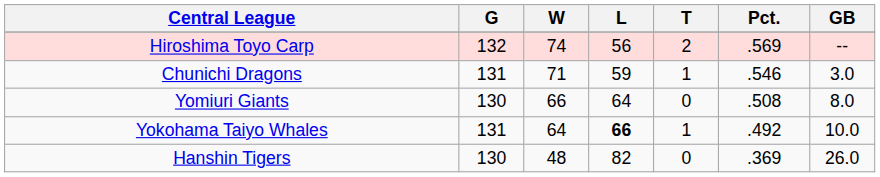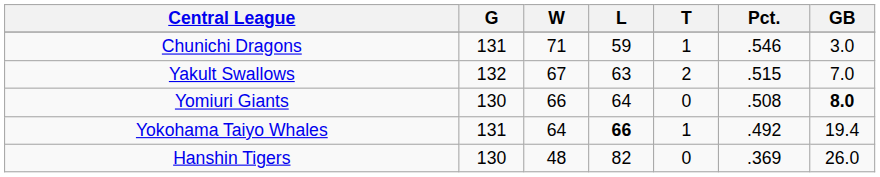- row: (232, 46)
+ row: (232, 74)
(842, 102) normal -> (842, 102) bold
(842, 130) 10.0 -> (842, 130) 19.4
